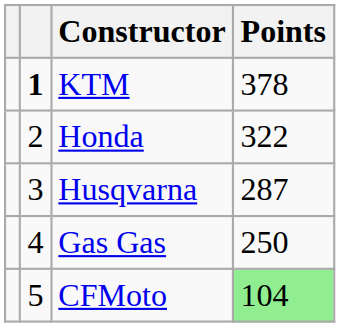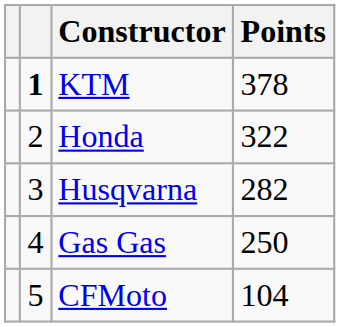(265, 189) 287 -> (265, 189) 282
(265, 295) lightgreen background -> (265, 295) no background
